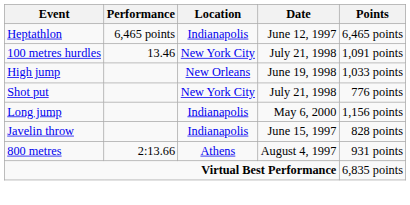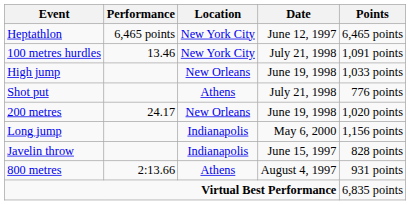(218, 33) Indianapolis -> (218, 33) New York City
(218, 92) New York City -> (218, 92) Athens
+ row: (34, 111)
